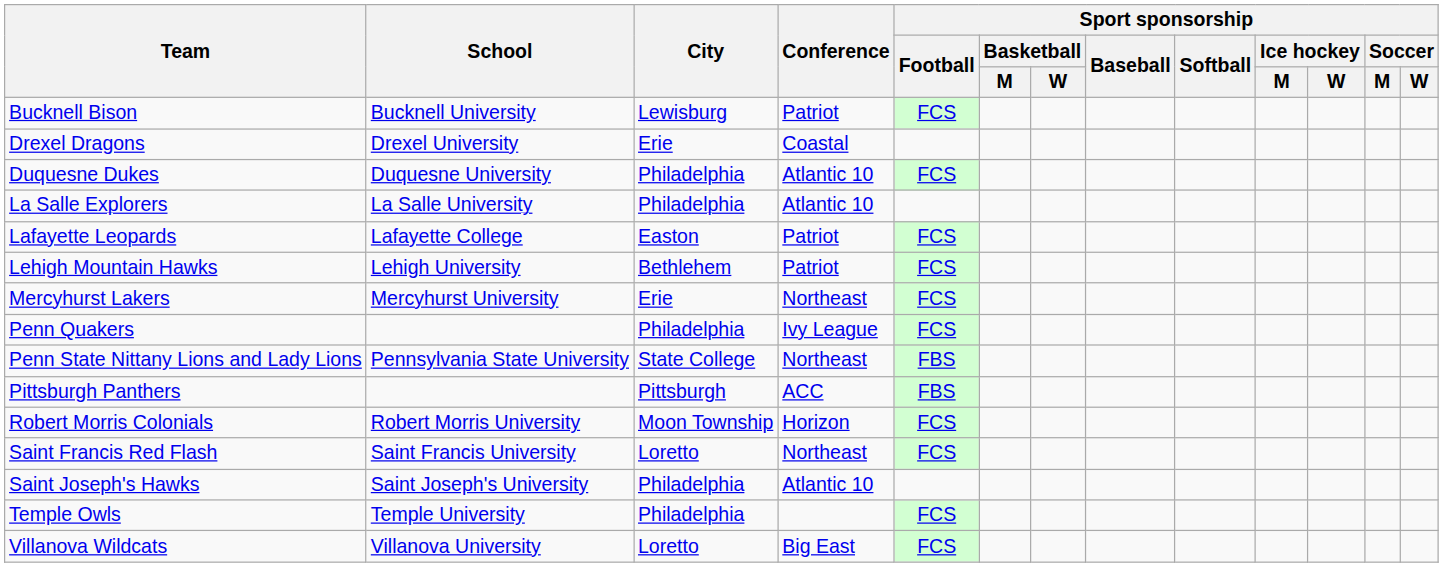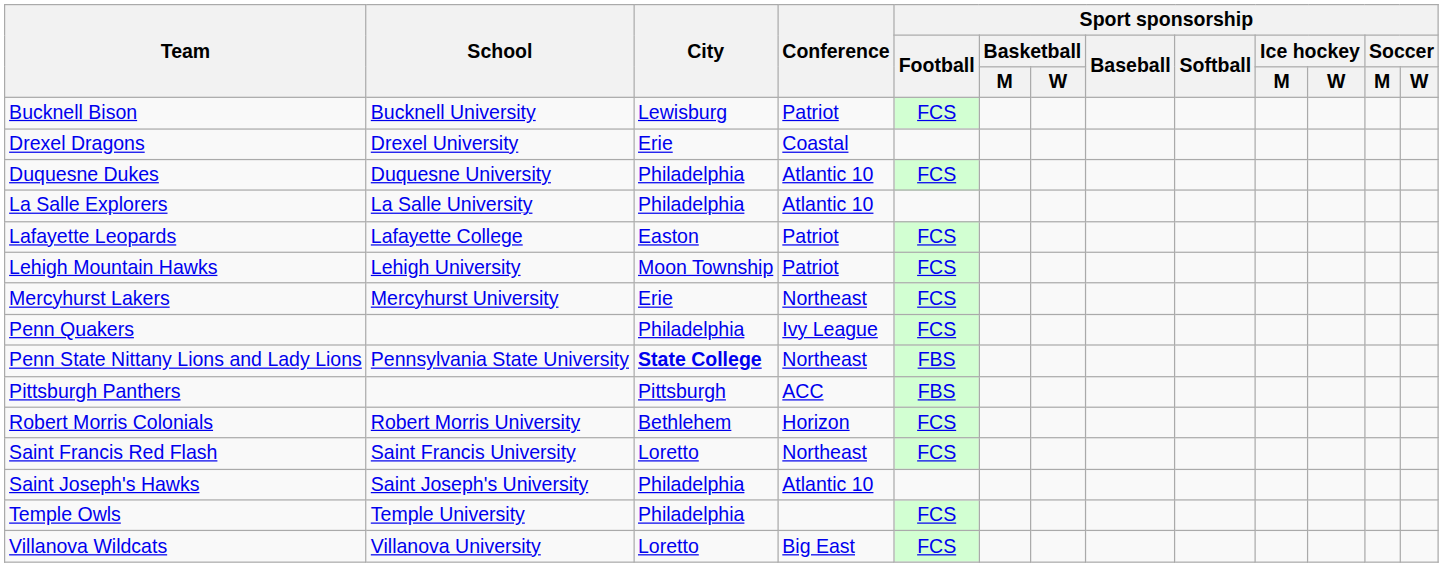(685, 267) Bethlehem -> (706, 267) Moon Township
(697, 360) normal -> (700, 360) bold
(706, 422) Moon Township -> (685, 422) Bethlehem
